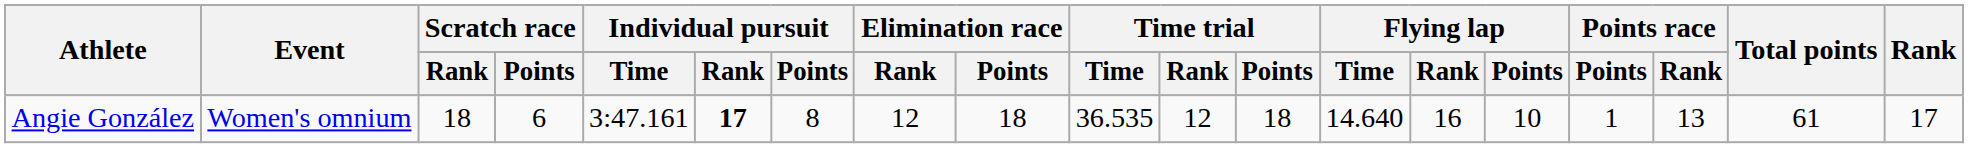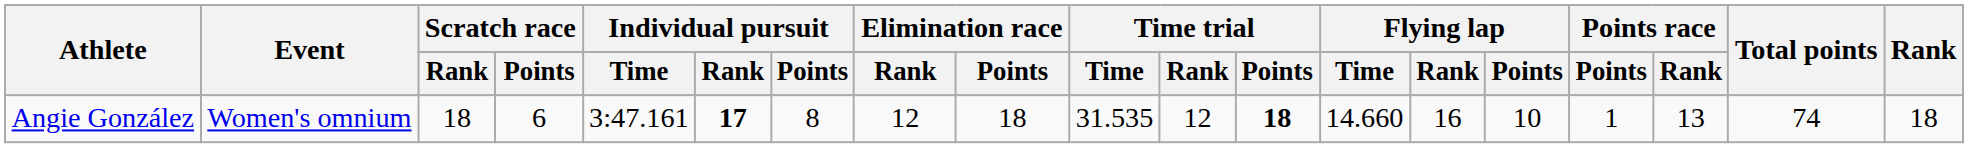(1115, 118) 36.535 -> (1115, 118) 31.535
(1277, 118) normal -> (1277, 118) bold
(1365, 118) 14.640 -> (1365, 118) 14.660
(1806, 118) 61 -> (1806, 118) 74
(1924, 118) 17 -> (1924, 118) 18
